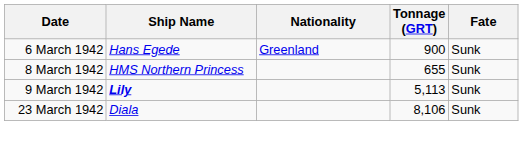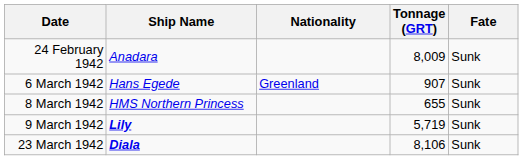+ row: (69, 56)
(435, 49) 900 -> (435, 84) 907
(430, 89) 5,113 -> (429, 124) 5,719
(124, 110) normal -> (125, 144) bold
